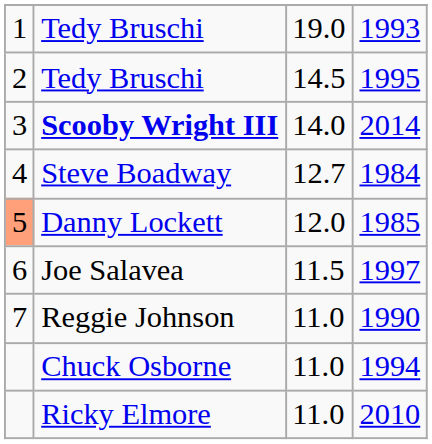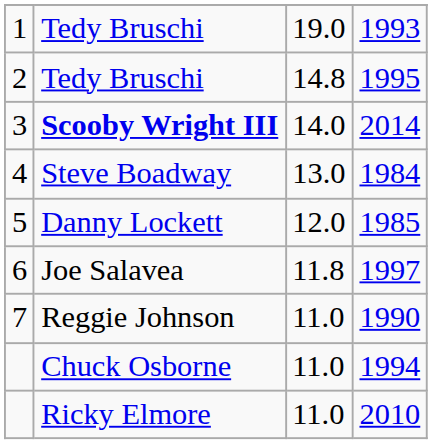(319, 76) 14.5 -> (319, 76) 14.8
(319, 173) 12.7 -> (319, 173) 13.0
(20, 221) lightsalmon background -> (20, 221) no background
(318, 269) 11.5 -> (318, 269) 11.8
